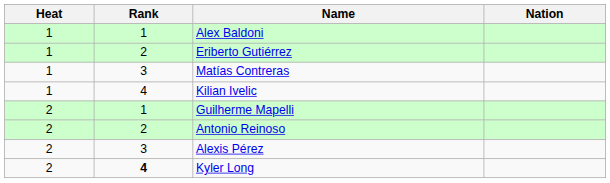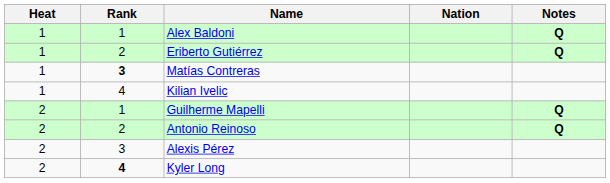+ column: (559, 14)
(144, 71) normal -> (122, 71) bold
